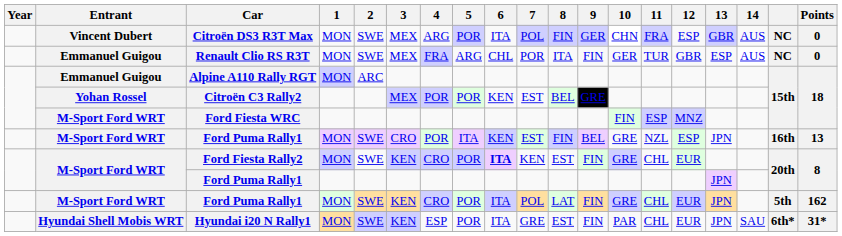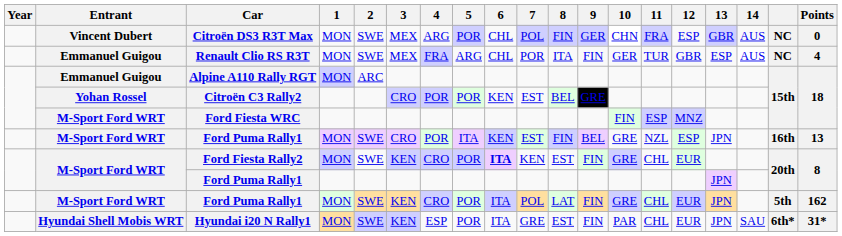(501, 35) ITA -> (501, 35) CHL
(817, 56) 0 -> (817, 56) 4
(403, 97) MEX -> (403, 97) CRO
